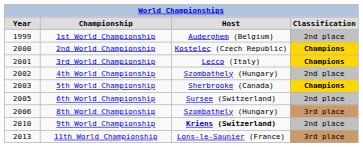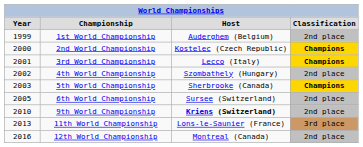- row: (106, 111)
+ row: (106, 136)
